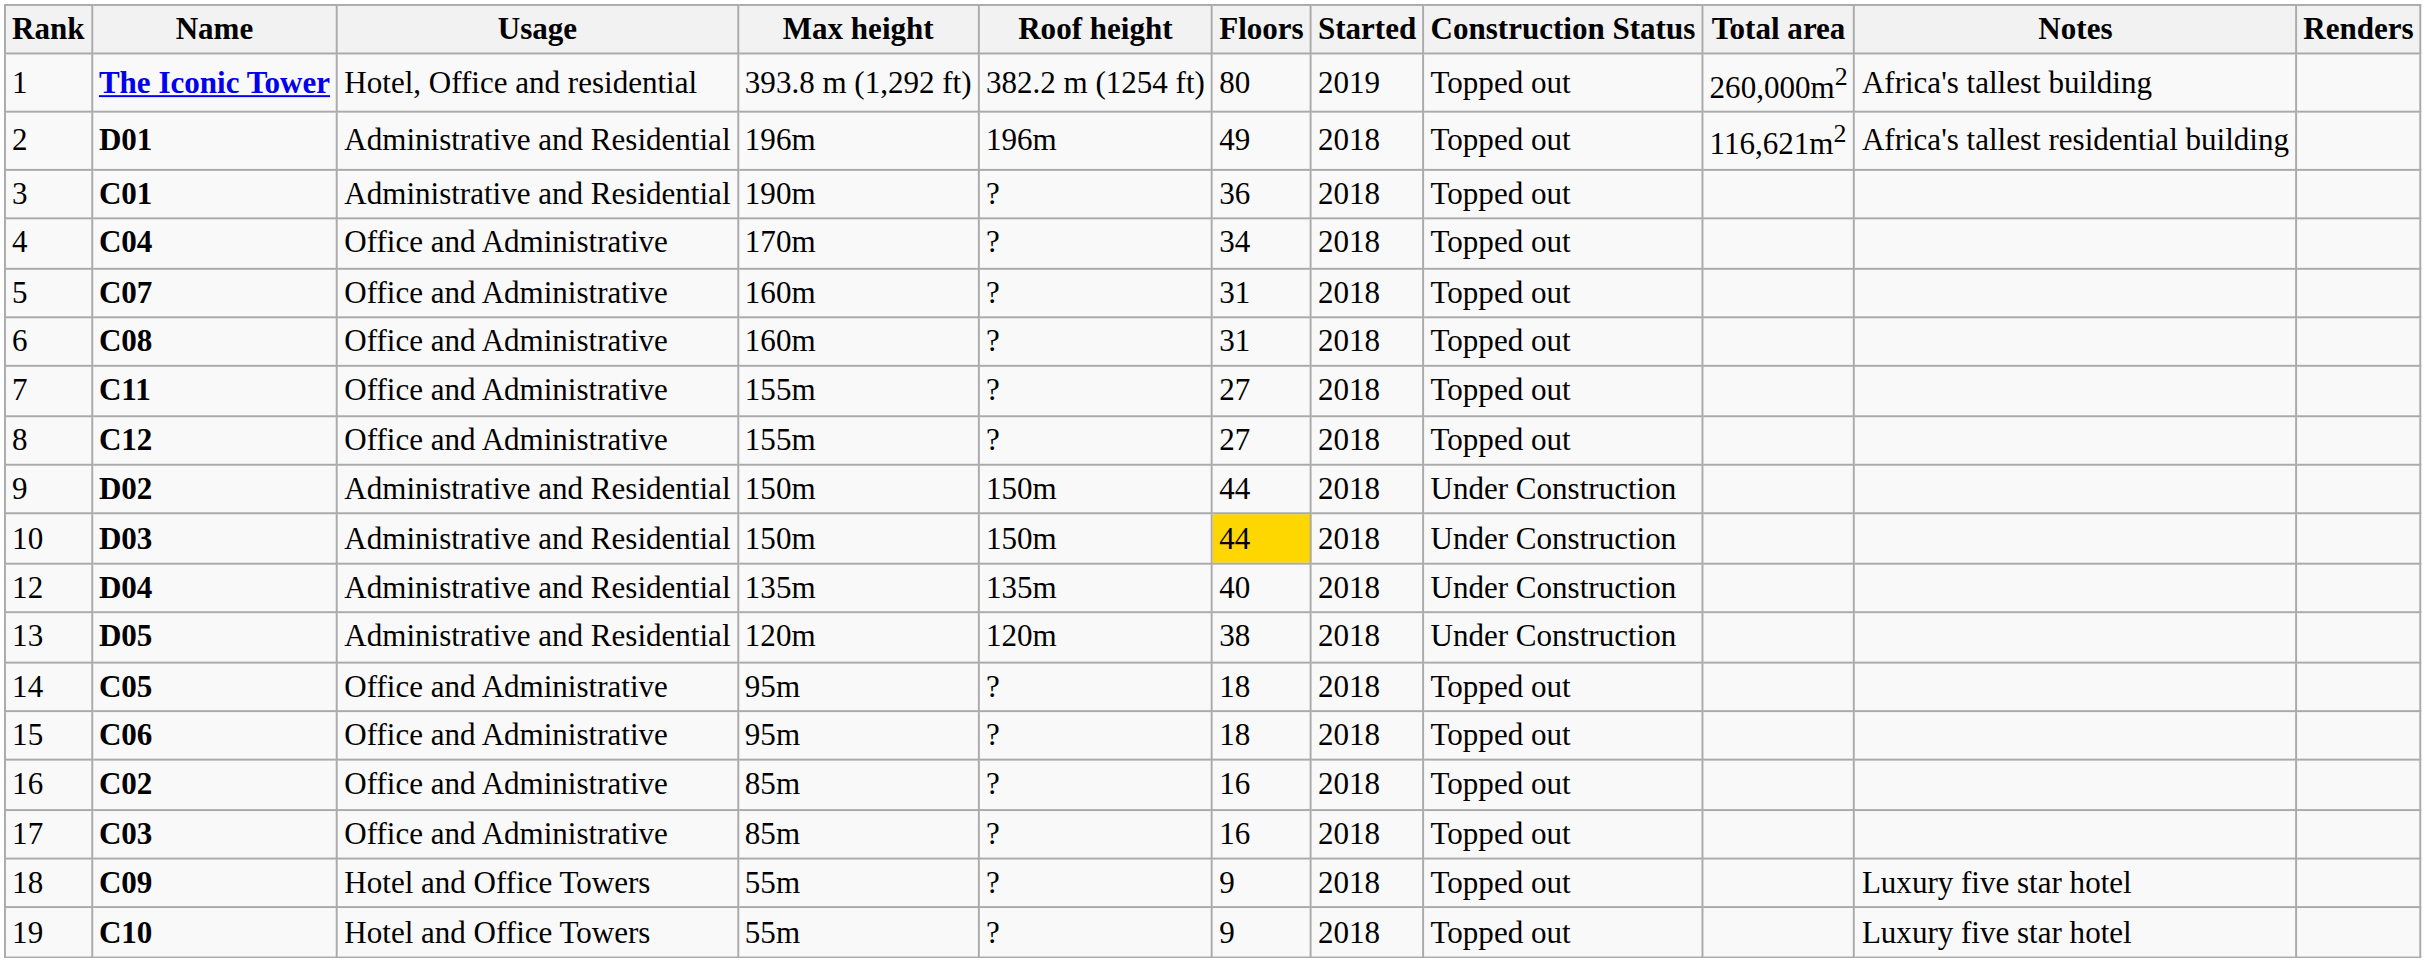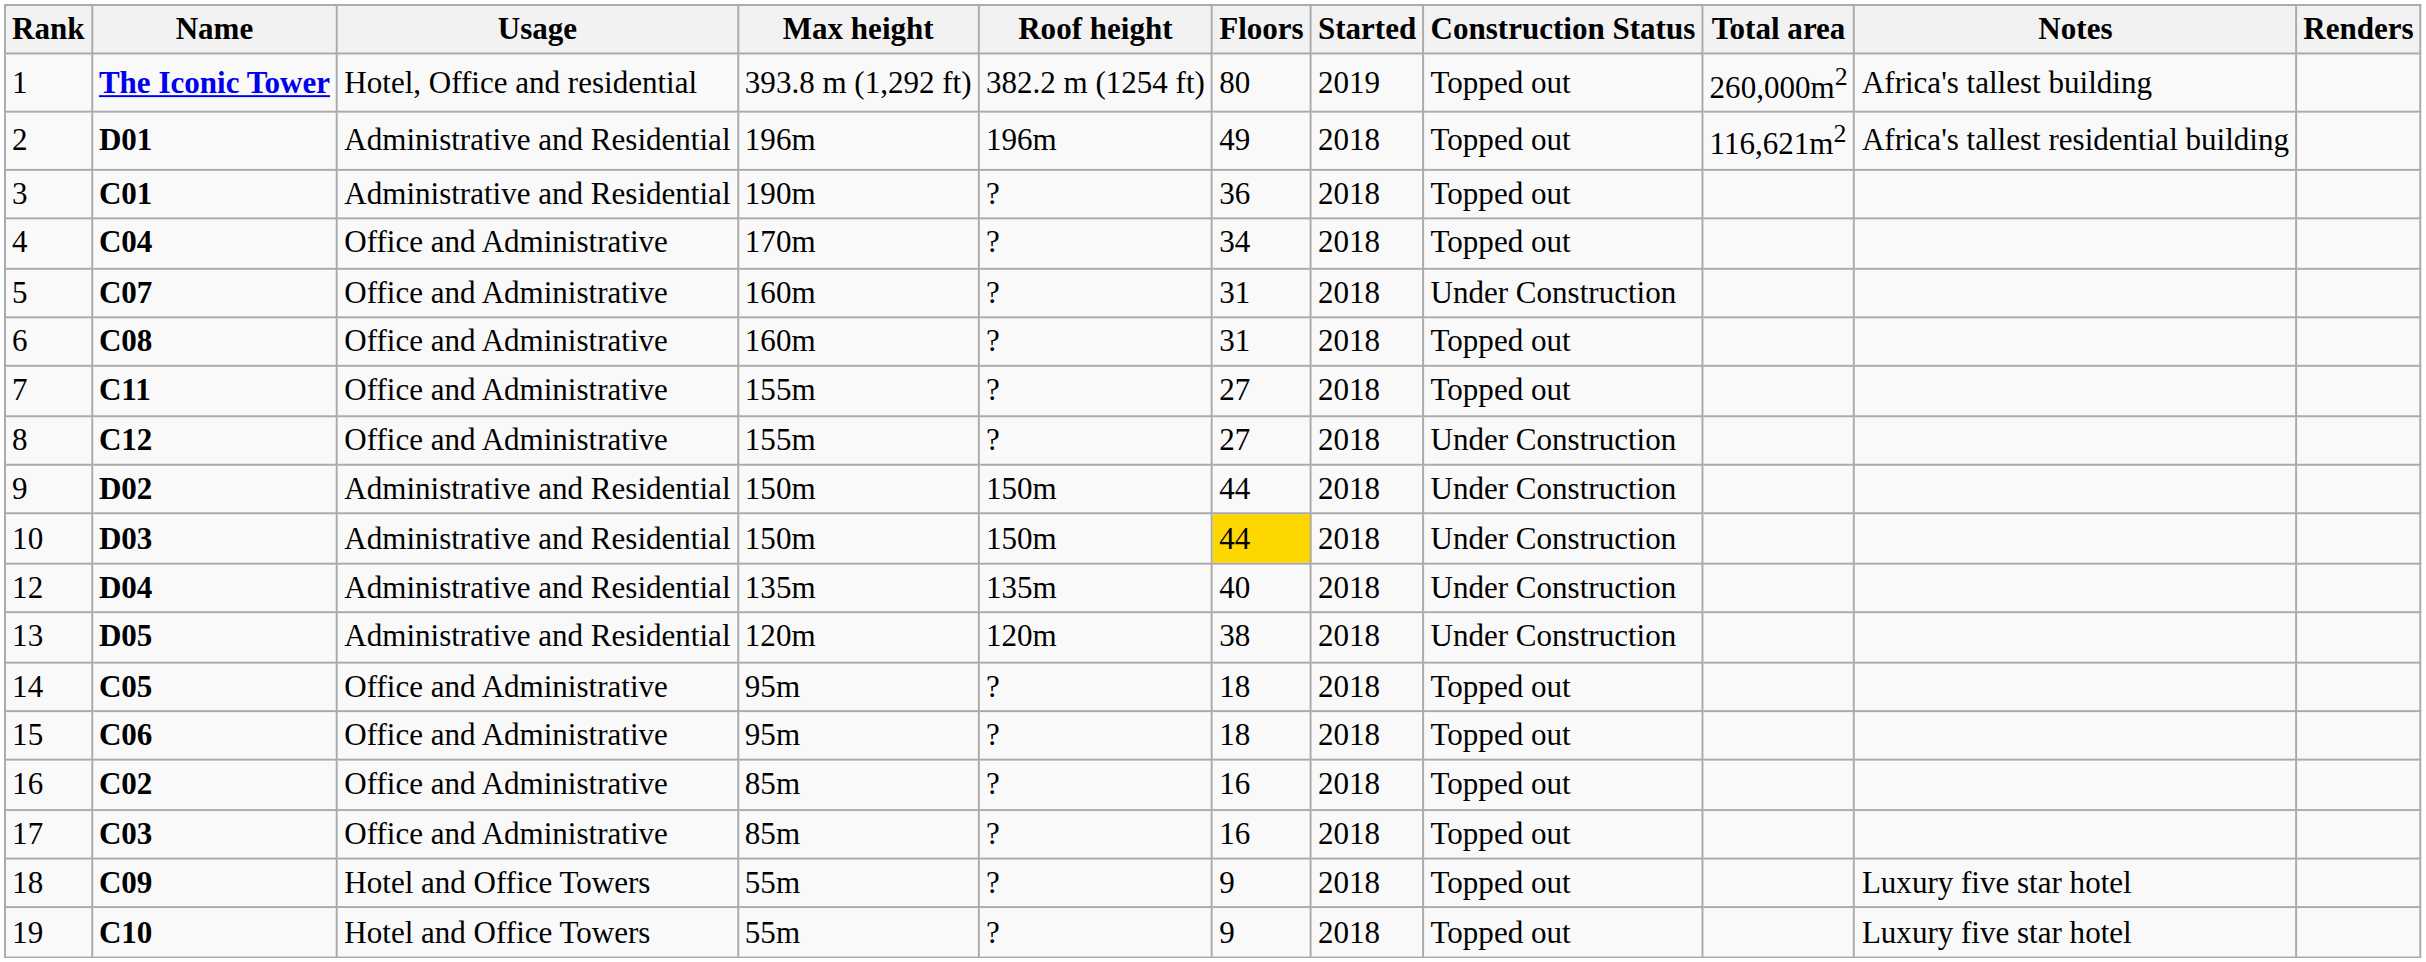(1501, 292) Topped out -> (1553, 292) Under Construction
(1501, 439) Topped out -> (1553, 439) Under Construction
